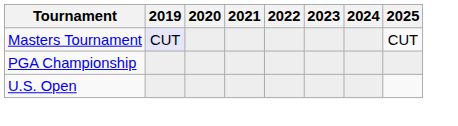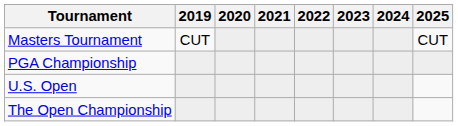(165, 40) lavender background -> (195, 40) no background
+ row: (90, 110)
